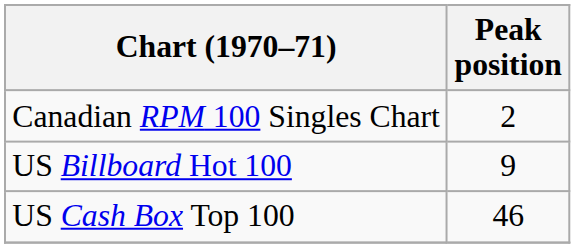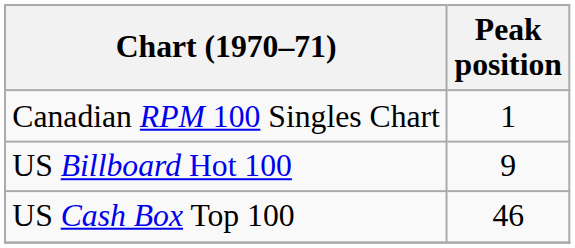(508, 115) 2 -> (508, 115) 1
